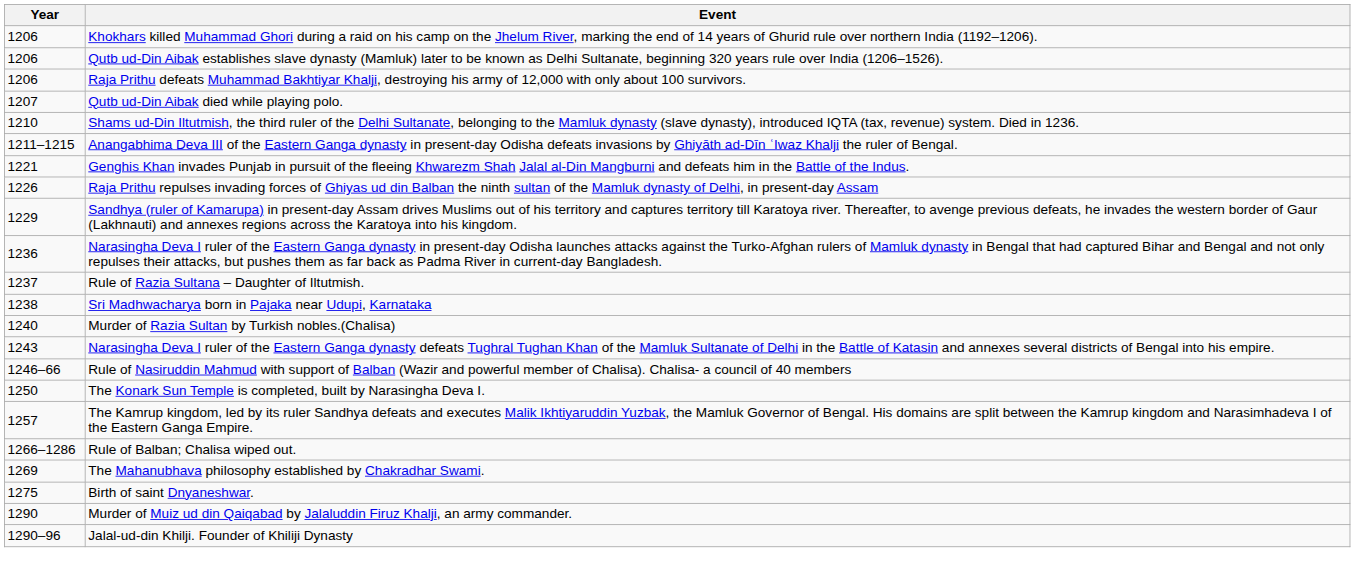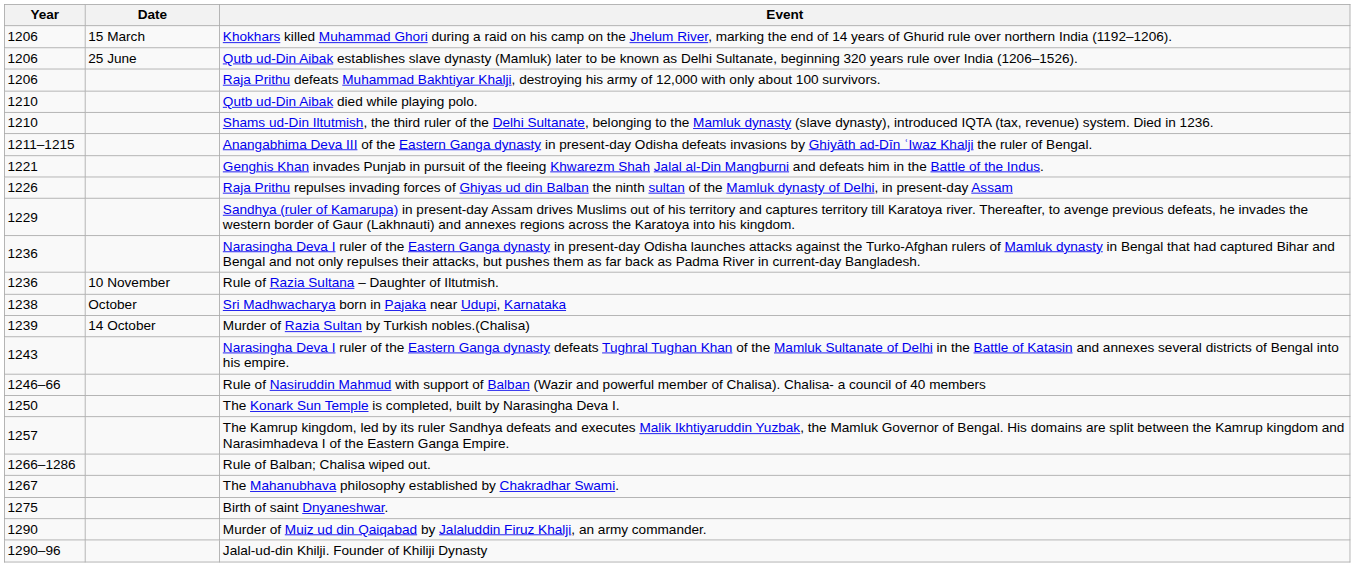+ column: (152, 15)
(23, 101) 1207 -> (23, 101) 1210
(23, 283) 1237 -> (23, 283) 1236
(23, 326) 1240 -> (23, 326) 1239
(23, 470) 1269 -> (23, 486) 1267
